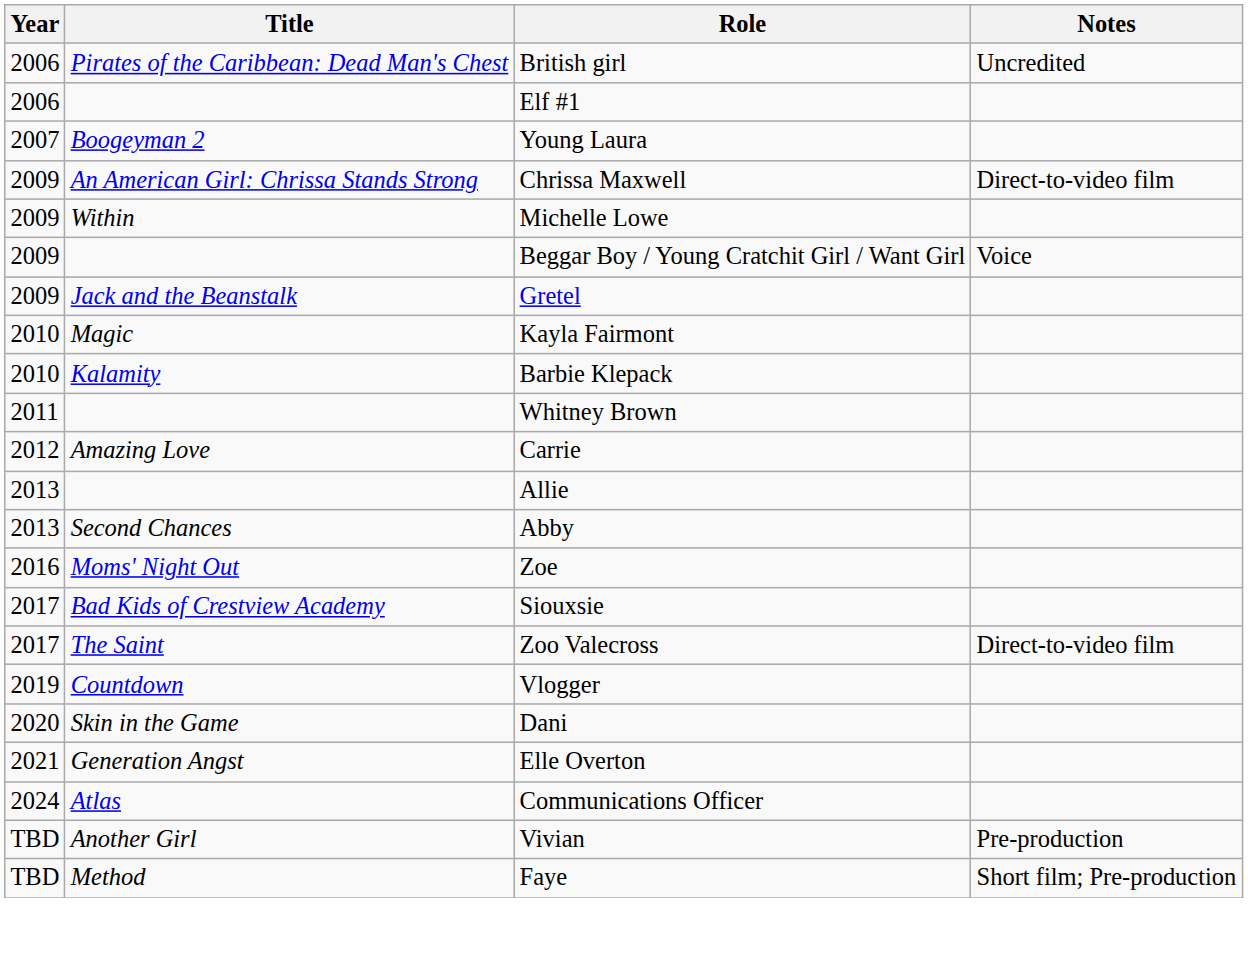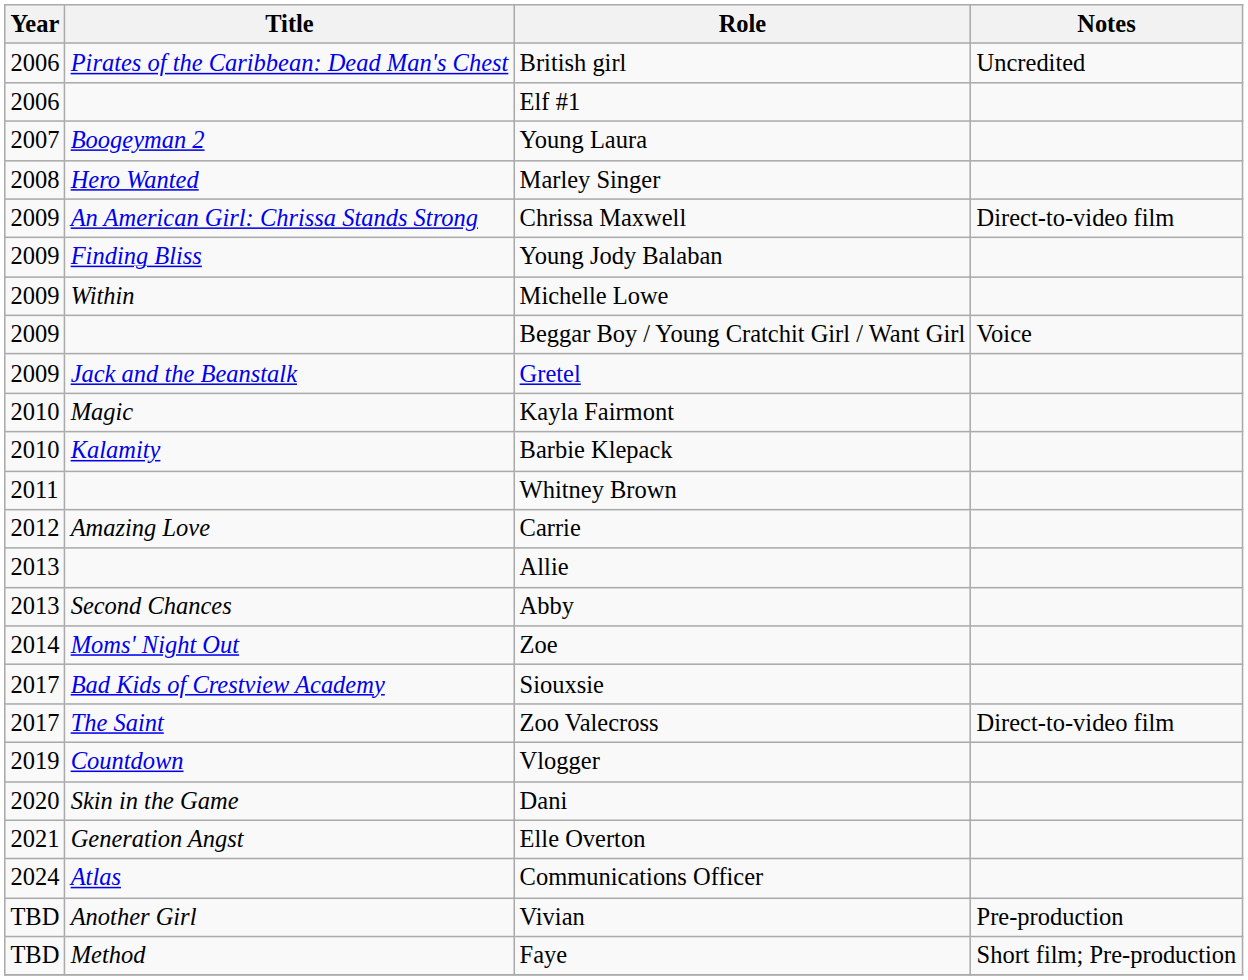+ row: (590, 179)
+ row: (621, 256)
(35, 567) 2016 -> (35, 645) 2014
